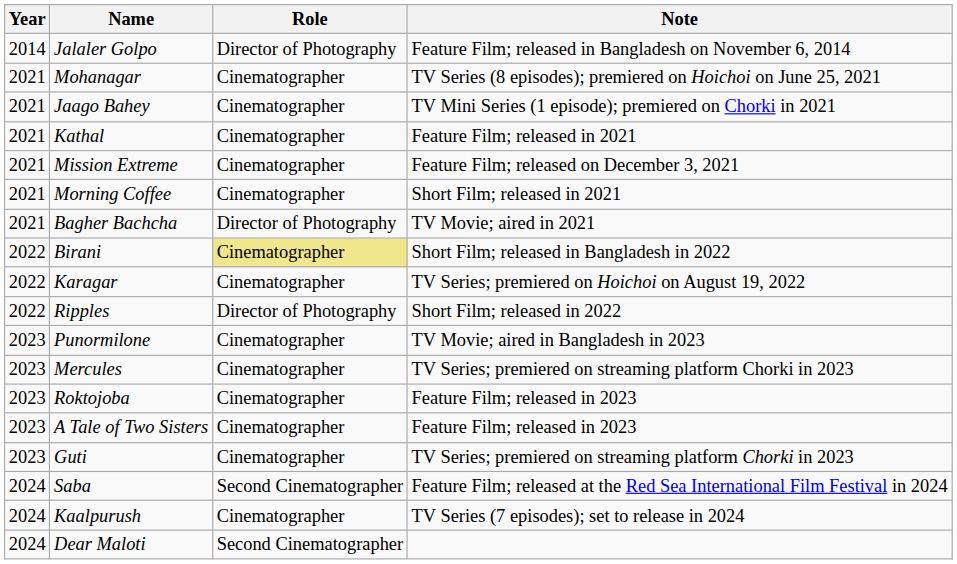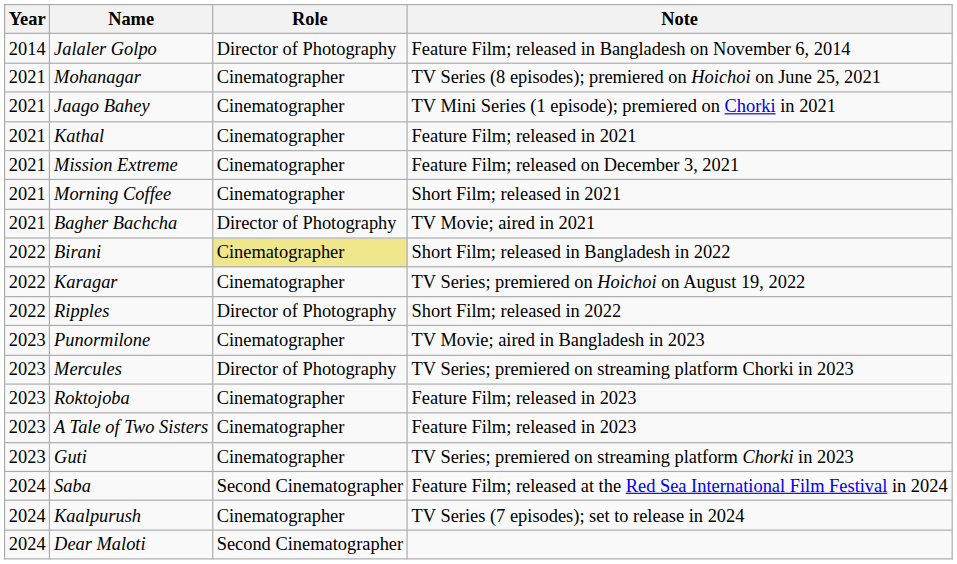(281, 369) Cinematographer -> (307, 369) Director of Photography
